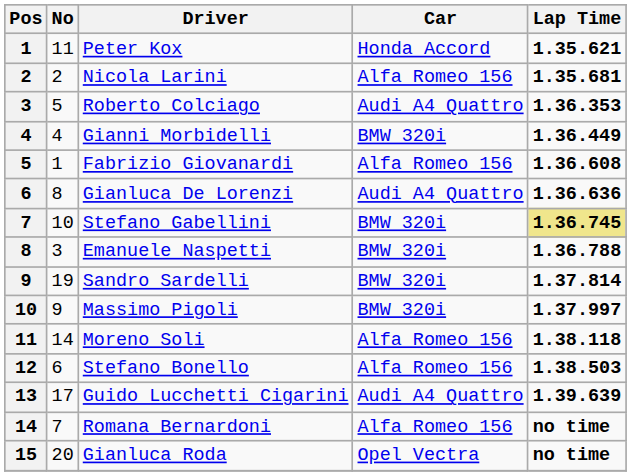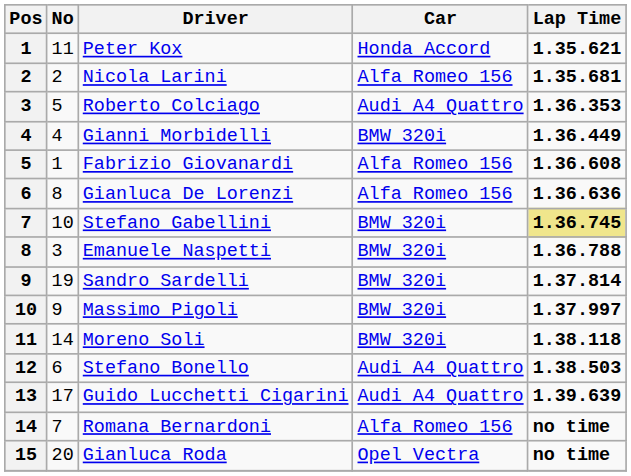(441, 194) Audi A4 Quattro -> (435, 194) Alfa Romeo 156
(435, 339) Alfa Romeo 156 -> (402, 339) BMW 320i
(435, 368) Alfa Romeo 156 -> (441, 368) Audi A4 Quattro
